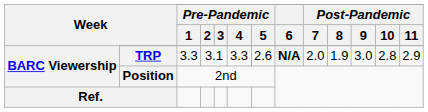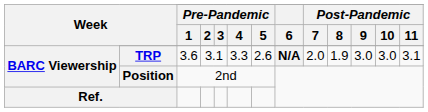(189, 55) 3.3 -> (189, 55) 3.6
(387, 55) 2.8 -> (387, 55) 3.0
(411, 55) 2.9 -> (411, 55) 3.1
